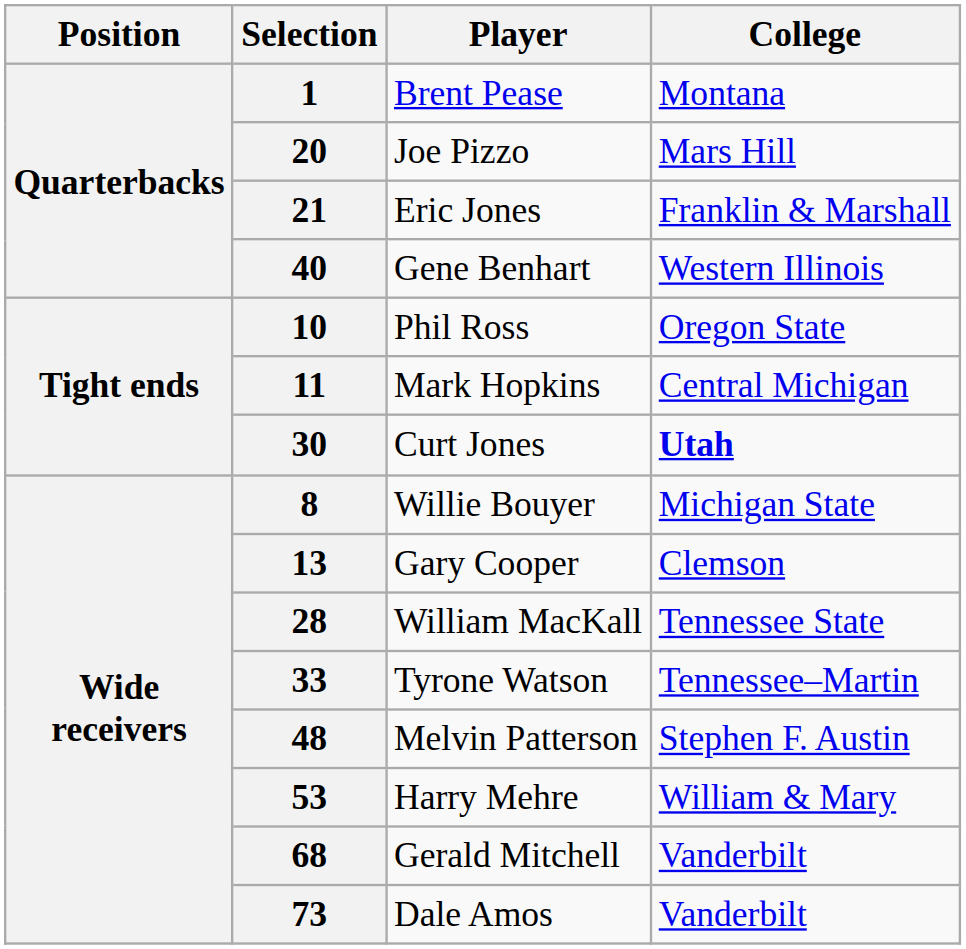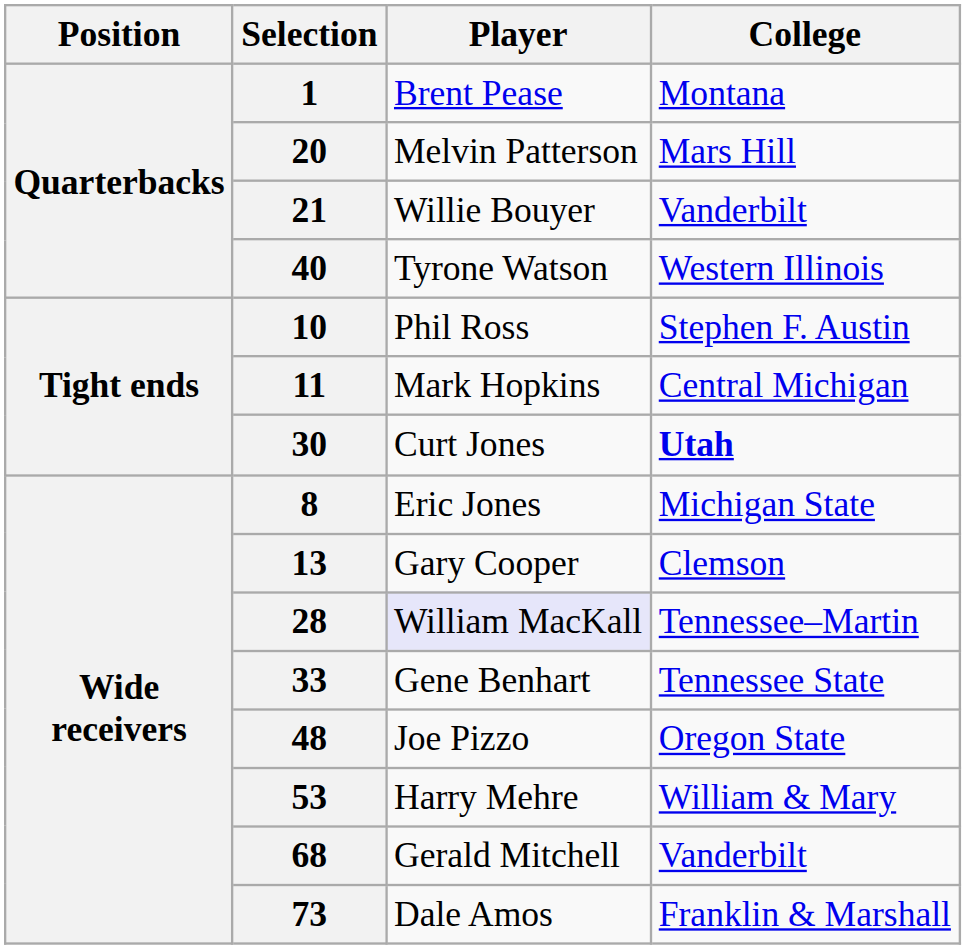(462, 151) Joe Pizzo -> (516, 151) Melvin Patterson
(468, 209) Eric Jones -> (494, 209) Willie Bouyer
(805, 209) Franklin & Marshall -> (733, 209) Vanderbilt
(492, 268) Gene Benhart -> (501, 268) Tyrone Watson
(752, 327) Oregon State -> (784, 327) Stephen F. Austin
(494, 503) Willie Bouyer -> (468, 503) Eric Jones
(518, 620) no background -> (518, 620) lavender background
(772, 620) Tennessee State -> (789, 620) Tennessee–Martin
(501, 679) Tyrone Watson -> (492, 679) Gene Benhart
(789, 679) Tennessee–Martin -> (772, 679) Tennessee State
(516, 737) Melvin Patterson -> (462, 737) Joe Pizzo
(784, 737) Stephen F. Austin -> (752, 737) Oregon State
(733, 913) Vanderbilt -> (805, 913) Franklin & Marshall
